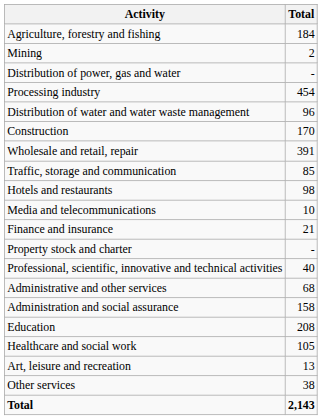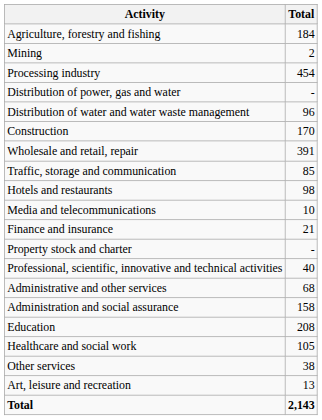rows swapped: (54, 92) <-> (94, 73)
rows swapped: (69, 366) <-> (41, 385)
